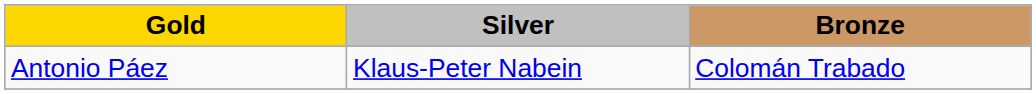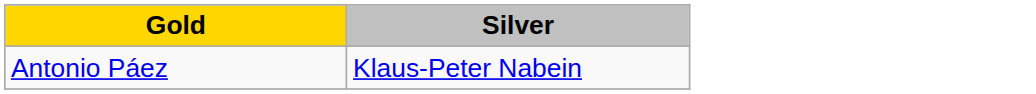- column: (860, 25)
